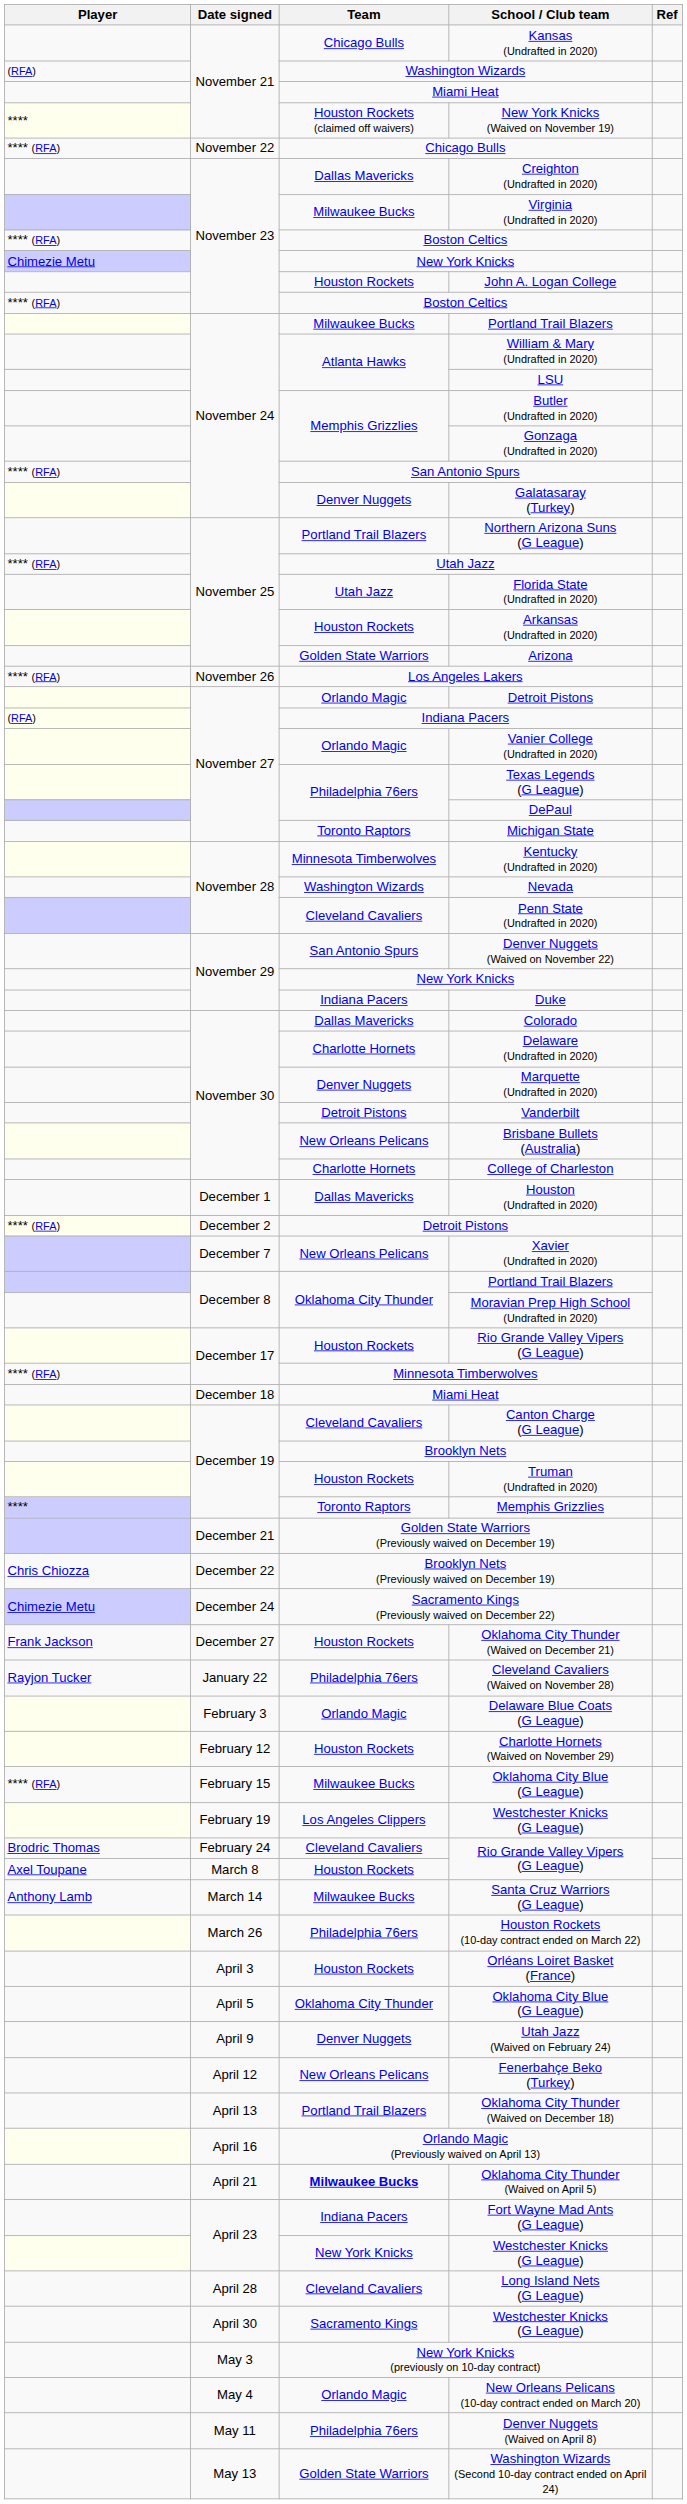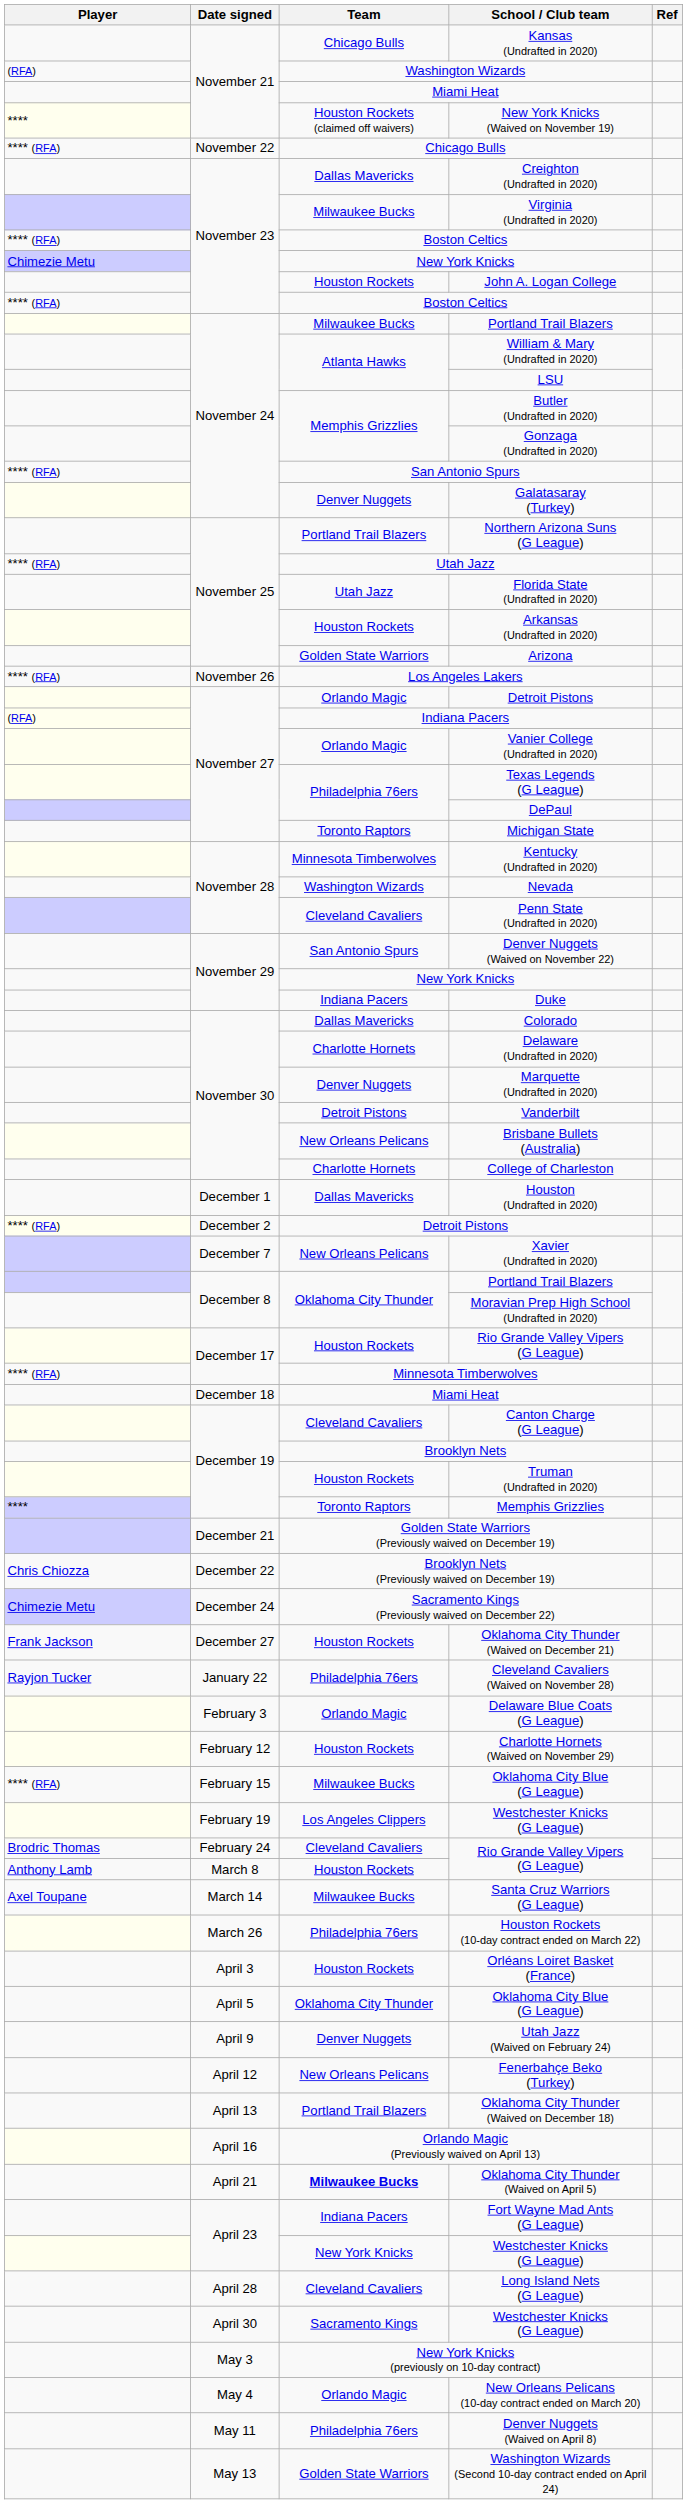(47, 1869) Axel Toupane -> (50, 1869) Anthony Lamb
(50, 1897) Anthony Lamb -> (47, 1897) Axel Toupane
